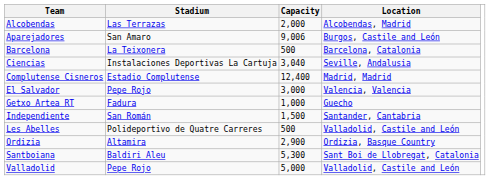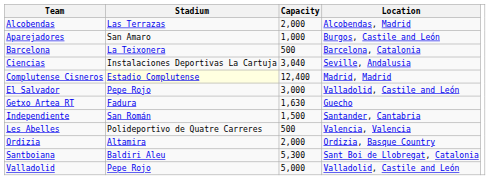(293, 37) 9,006 -> (293, 37) 1,000
(153, 77) no background -> (153, 77) lightyellow background
(367, 90) Valencia, Valencia -> (391, 90) Valladolid, Castile and León
(293, 103) 1,000 -> (293, 103) 1,630
(391, 129) Valladolid, Castile and León -> (367, 129) Valencia, Valencia
(293, 142) 2,900 -> (293, 142) 2,000
